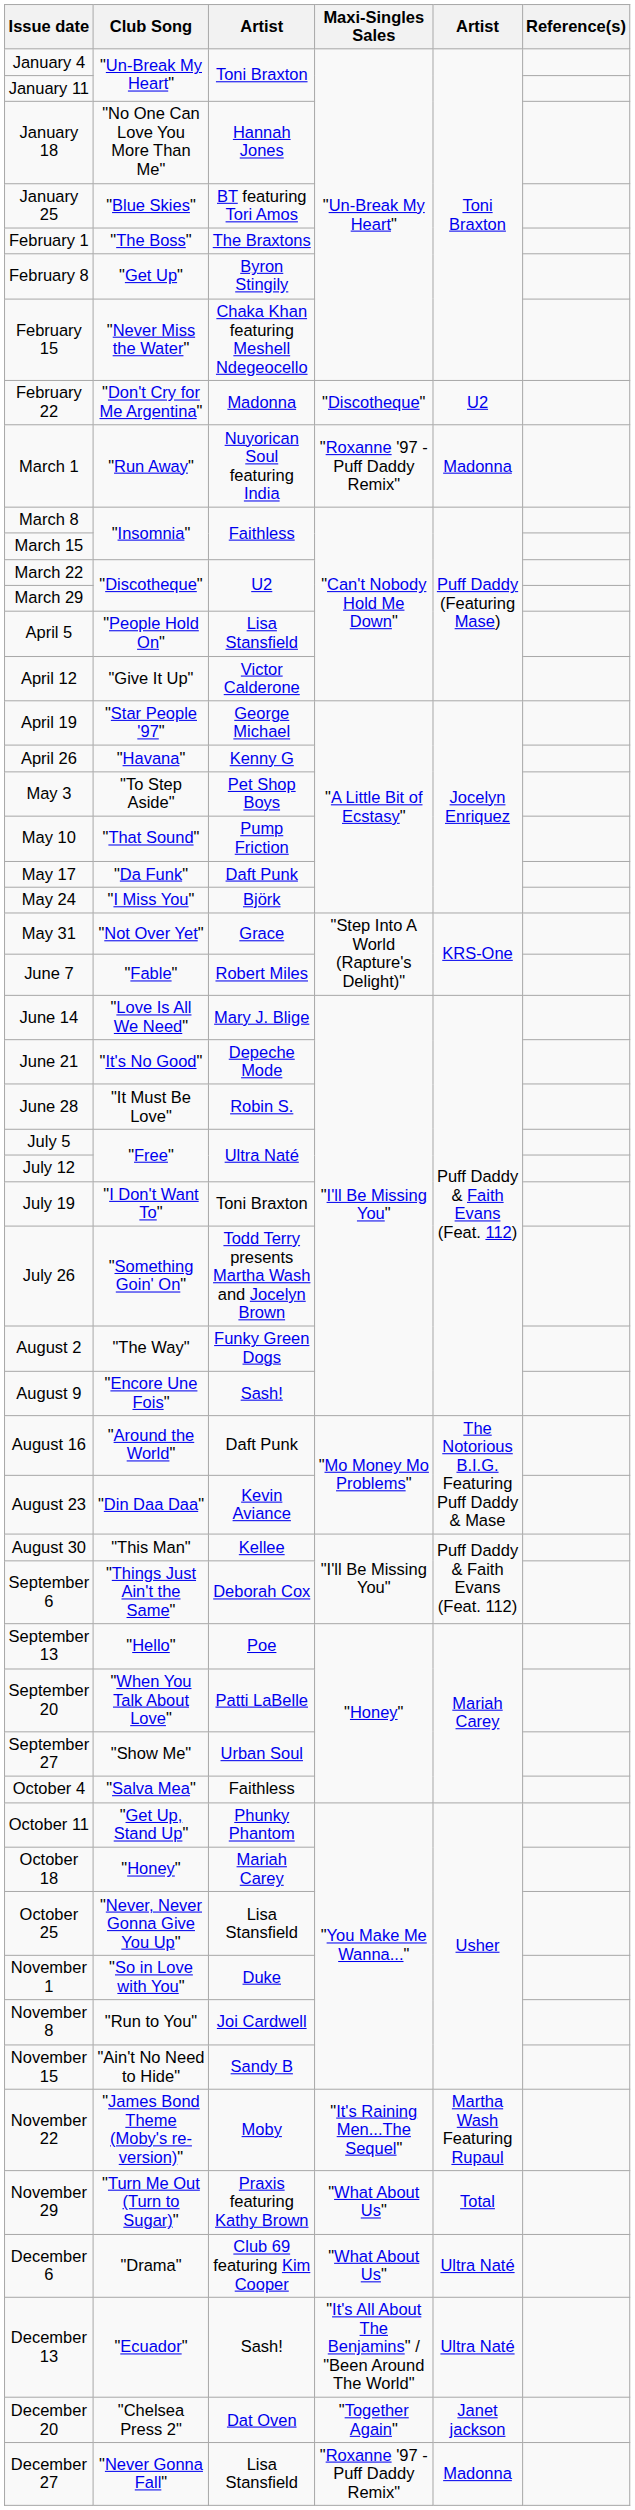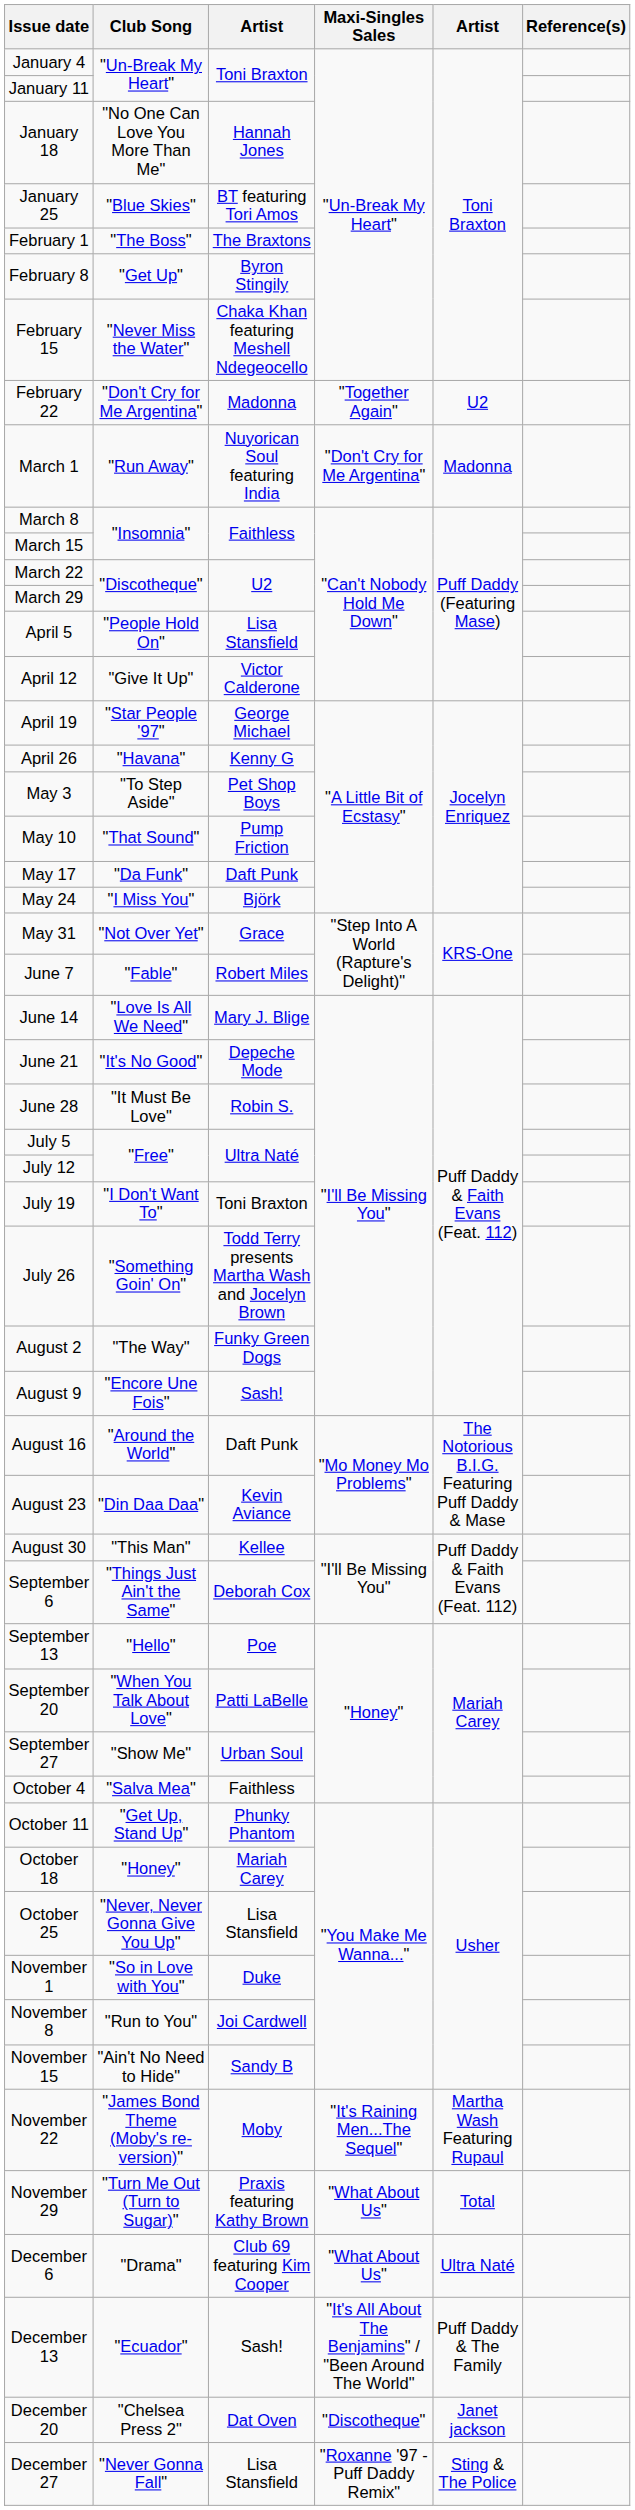(374, 402) "Discotheque" -> (374, 402) "Together Again"
(374, 466) "Roxanne '97 - Puff Daddy Remix" -> (374, 466) "Don't Cry for Me Argentina"
(478, 2347) Ultra Naté -> (478, 2347) Puff Daddy & The Family
(374, 2419) "Together Again" -> (374, 2419) "Discotheque"
(478, 2473) Madonna -> (478, 2473) Sting & The Police
